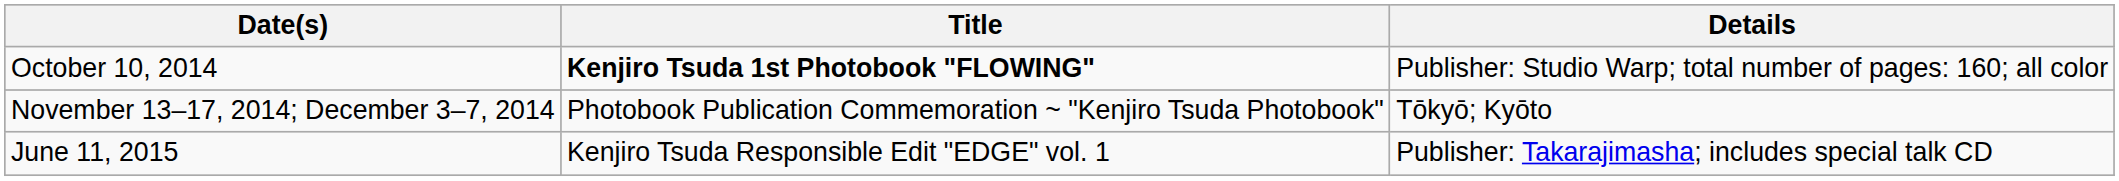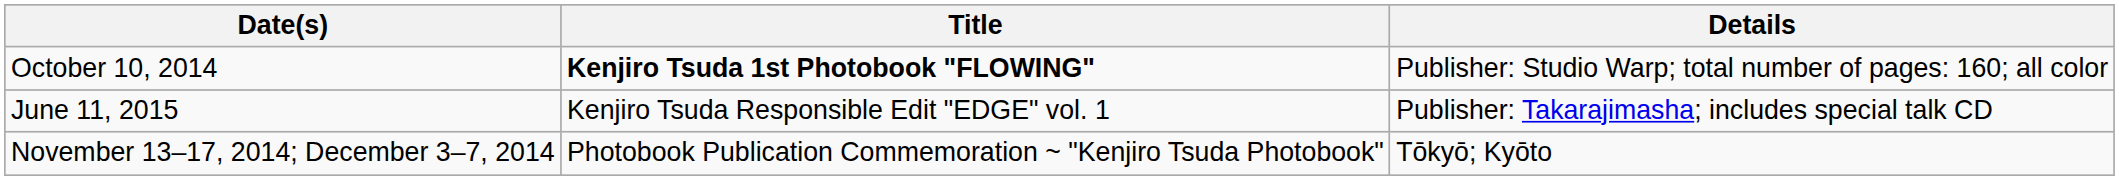rows swapped: (283, 110) <-> (95, 152)
